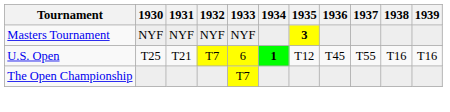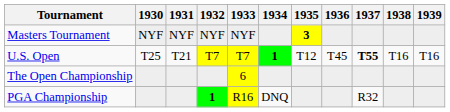(243, 56) 6 -> (243, 56) T7
(366, 56) normal -> (368, 56) bold
(243, 76) T7 -> (243, 76) 6
+ row: (57, 97)
